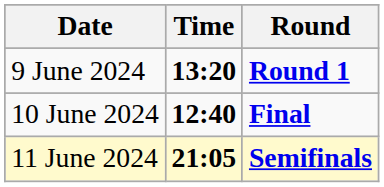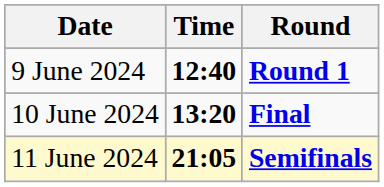(204, 70) 13:20 -> (204, 70) 12:40
(204, 114) 12:40 -> (204, 114) 13:20
